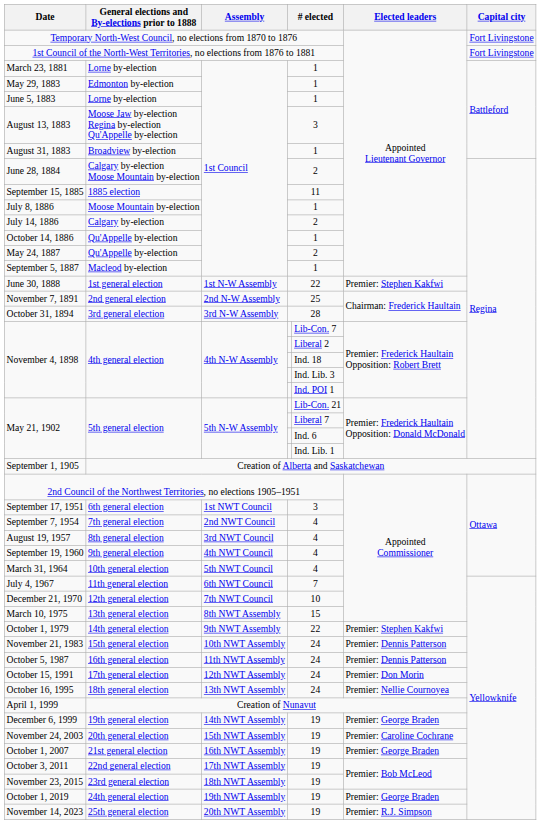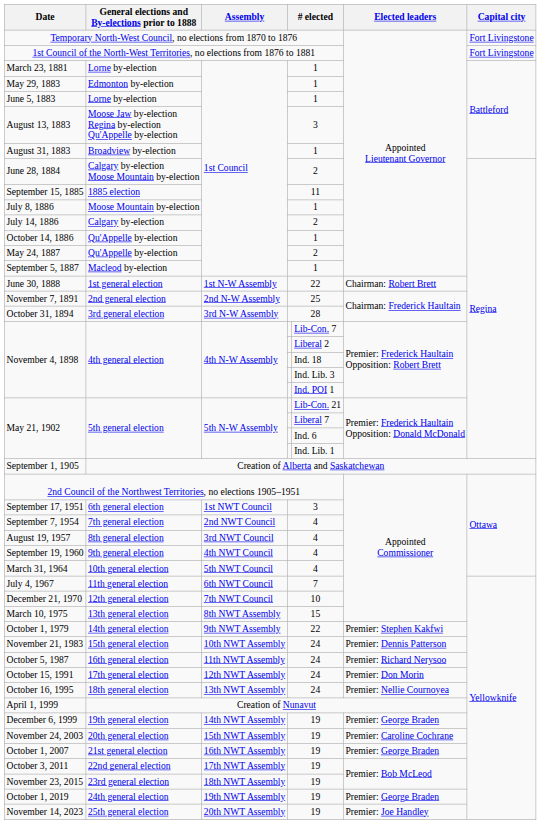(394, 283) Premier: Stephen Kakfwi -> (391, 283) Chairman: Robert Brett
(396, 659) Premier: Dennis Patterson -> (396, 659) Premier: Richard Nerysoo
(389, 812) Premier: R.J. Simpson -> (387, 812) Premier: Joe Handley
